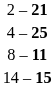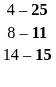- row: (27, 10)
